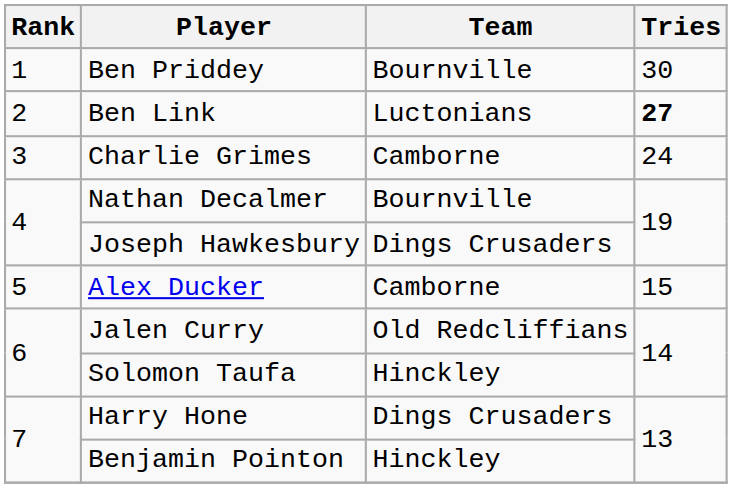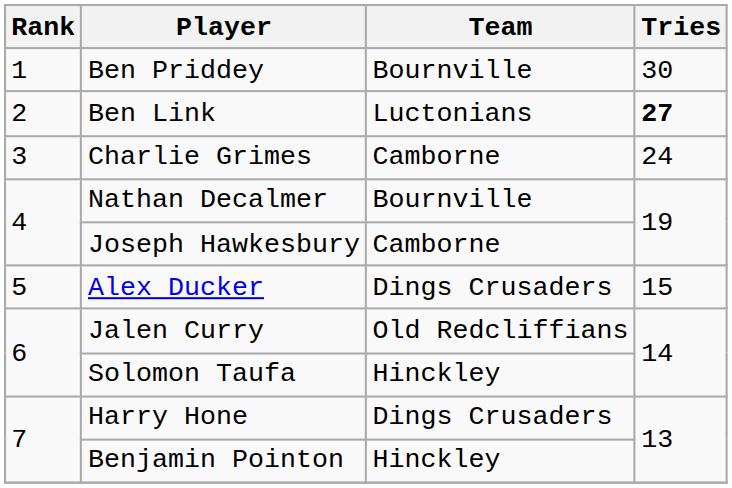(493, 244) Dings Crusaders -> (437, 244) Camborne
(437, 287) Camborne -> (493, 287) Dings Crusaders
